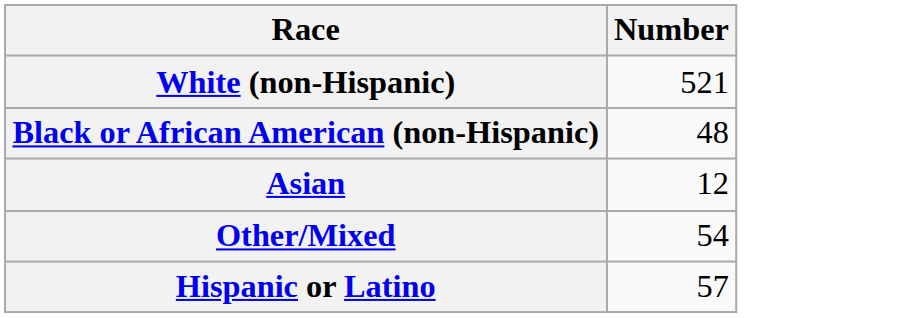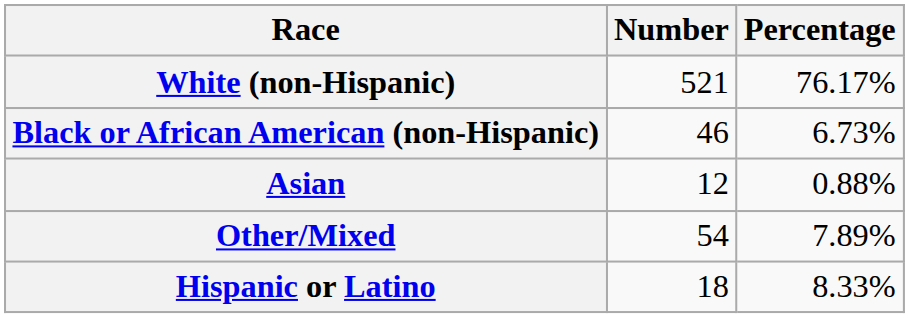+ column: (820, 30)
(713, 132) 48 -> (713, 132) 46
(713, 286) 57 -> (713, 286) 18
